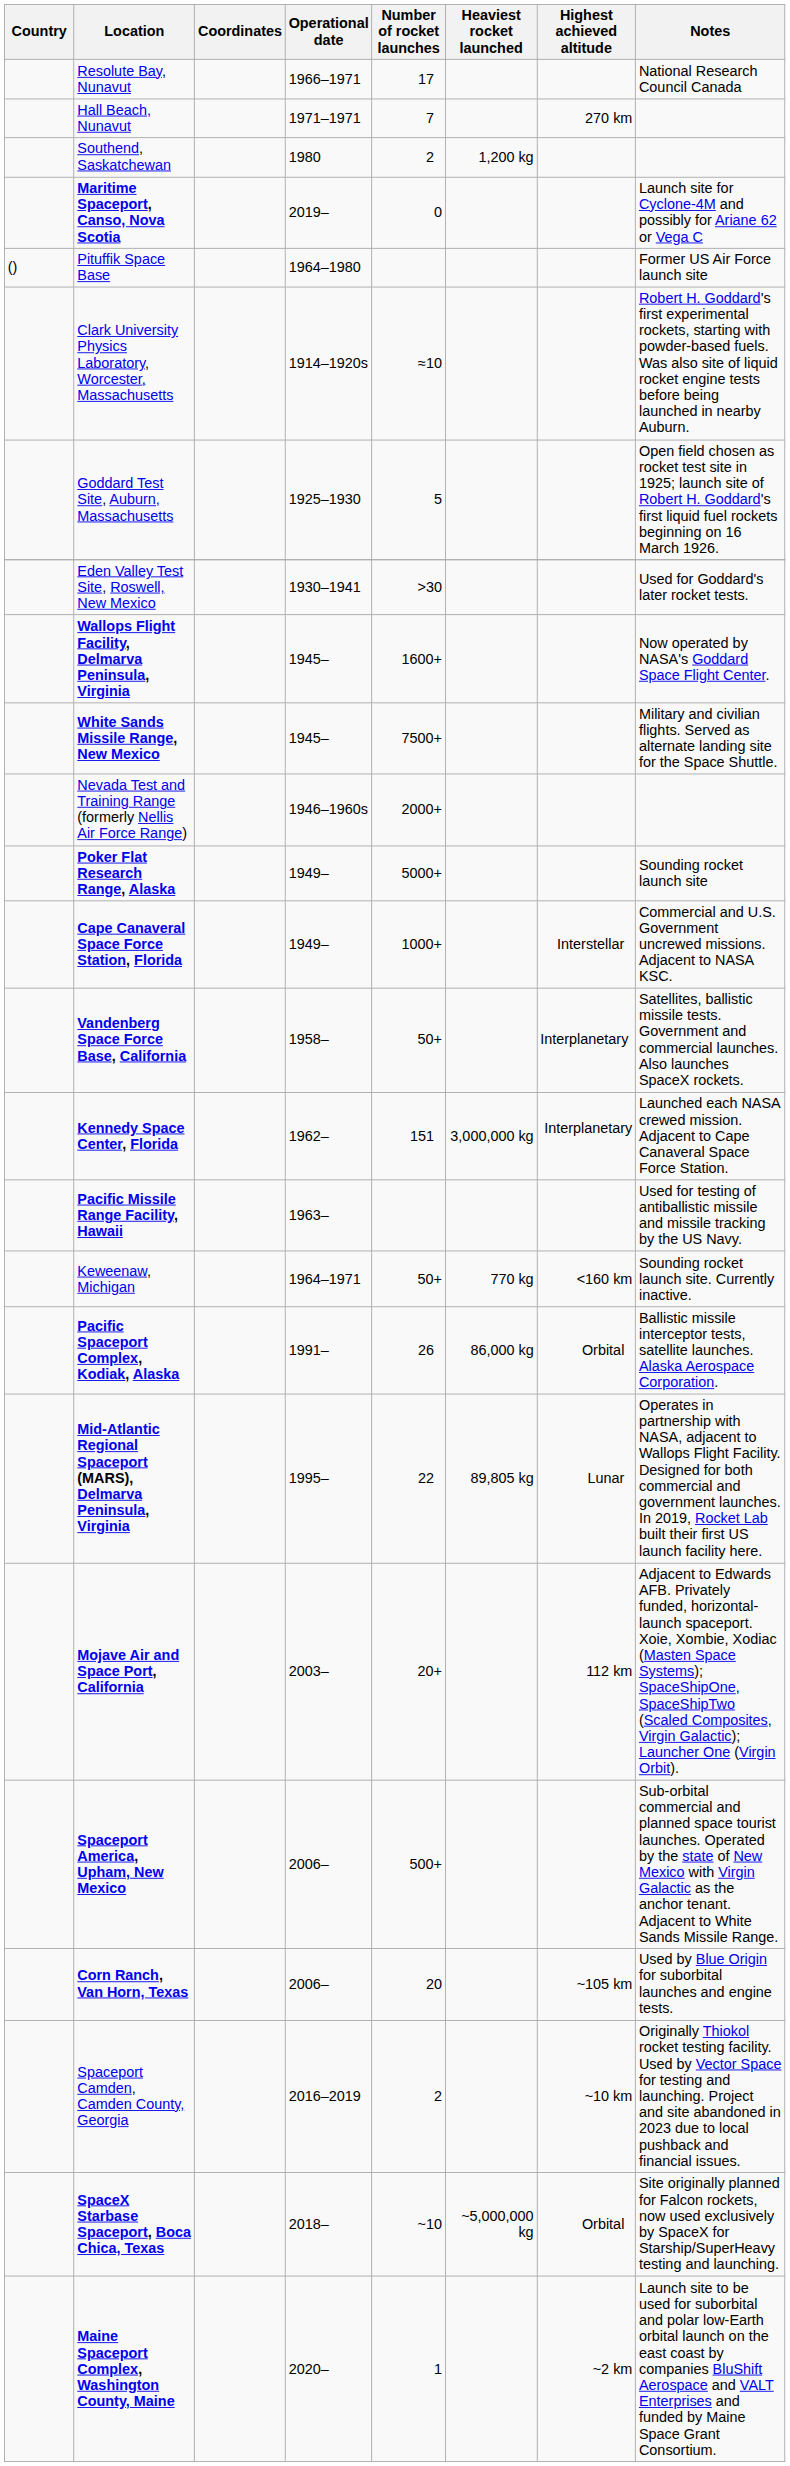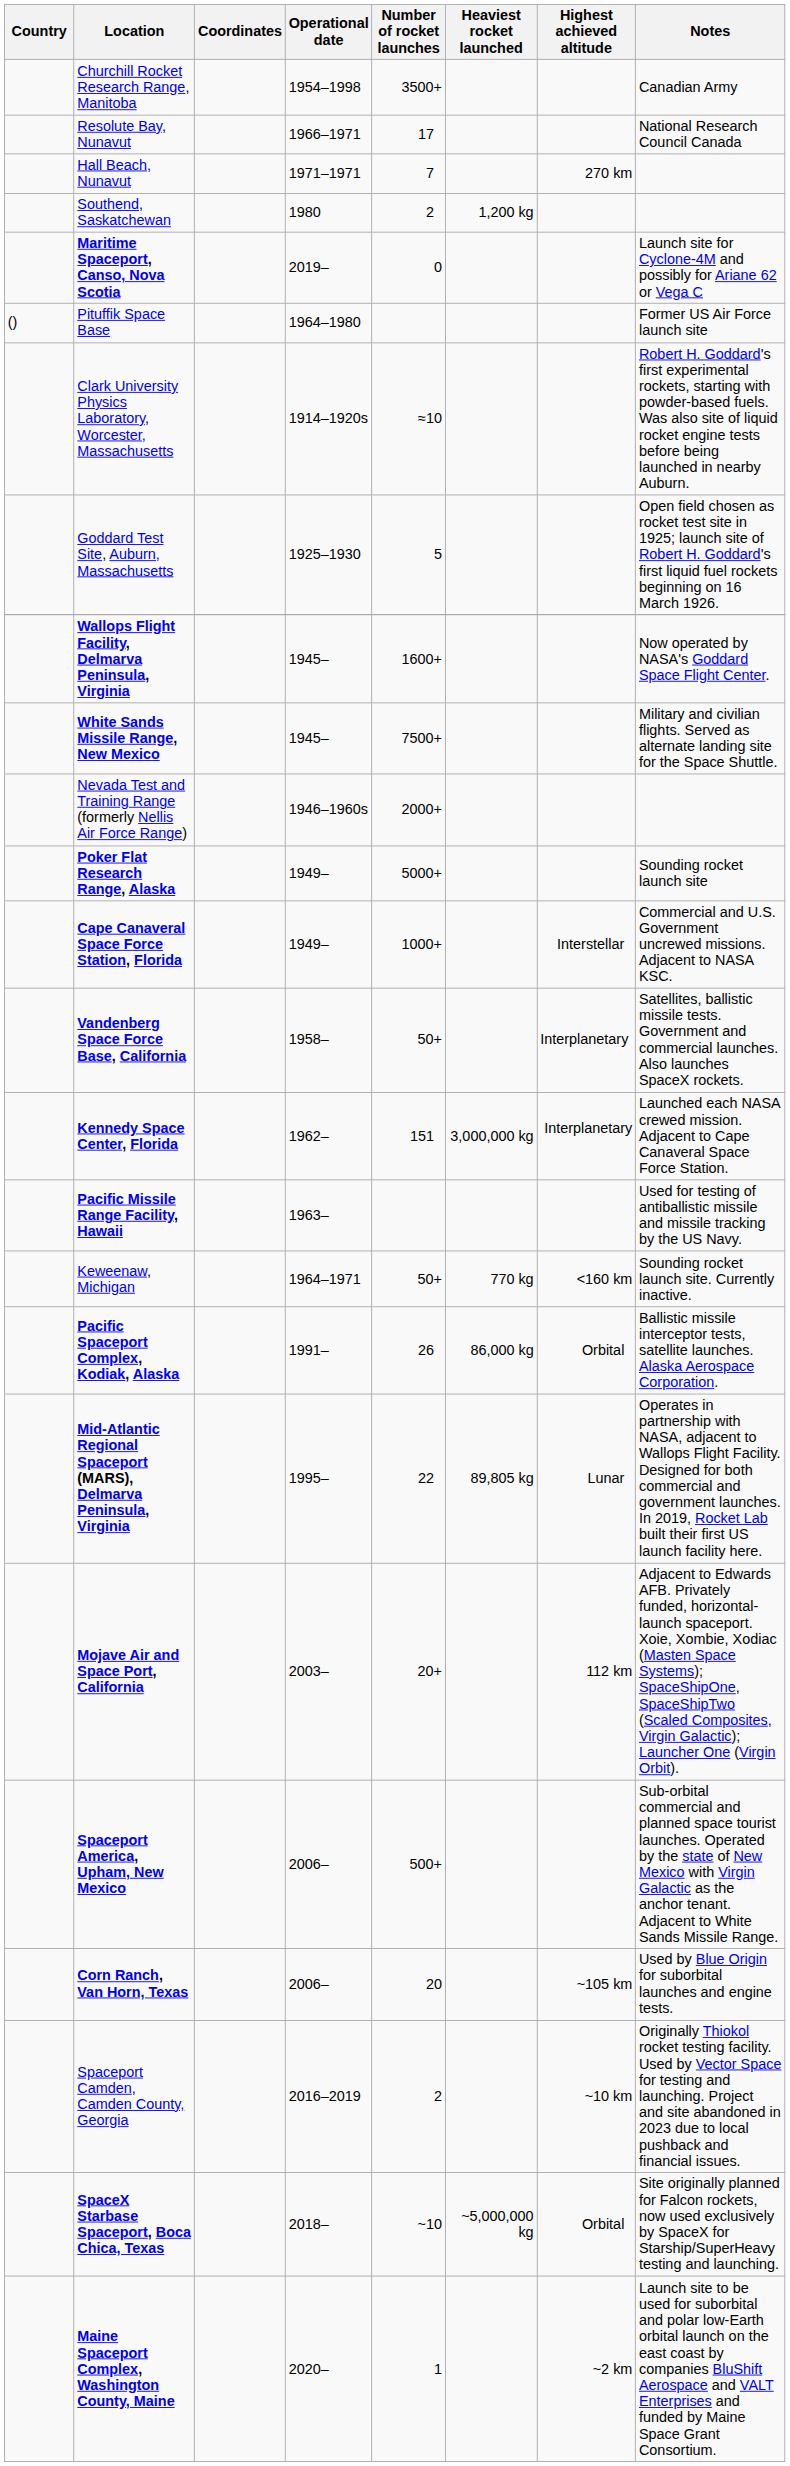+ row: (133, 87)
- row: (130, 587)
